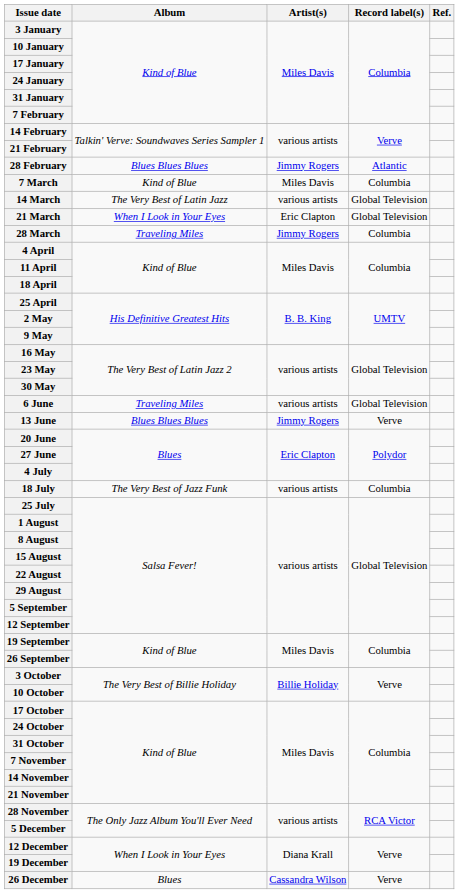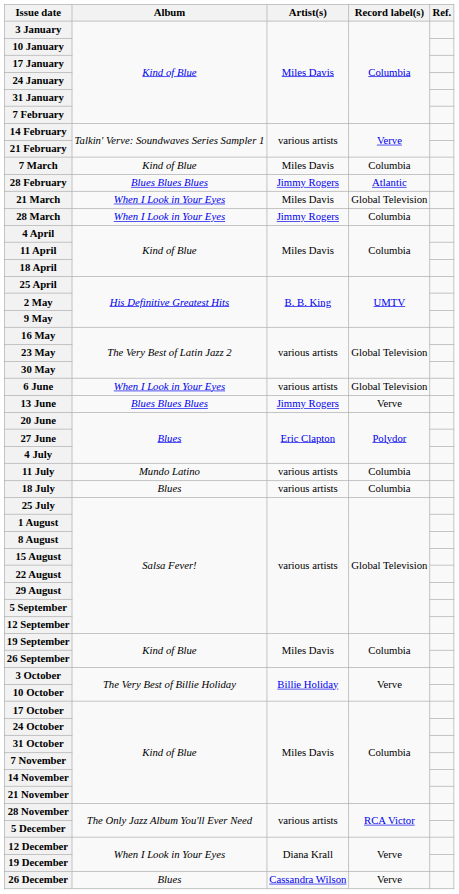rows swapped: (38, 166) <-> (38, 183)
- row: (38, 200)
(308, 217) Eric Clapton -> (308, 200) Miles Davis
(169, 234) Traveling Miles -> (169, 217) When I Look in Your Eyes
(169, 404) Traveling Miles -> (169, 387) When I Look in Your Eyes
+ row: (38, 472)
(169, 489) The Very Best of Jazz Funk -> (169, 489) Blues
